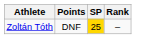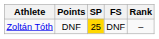+ column: (116, 12)
